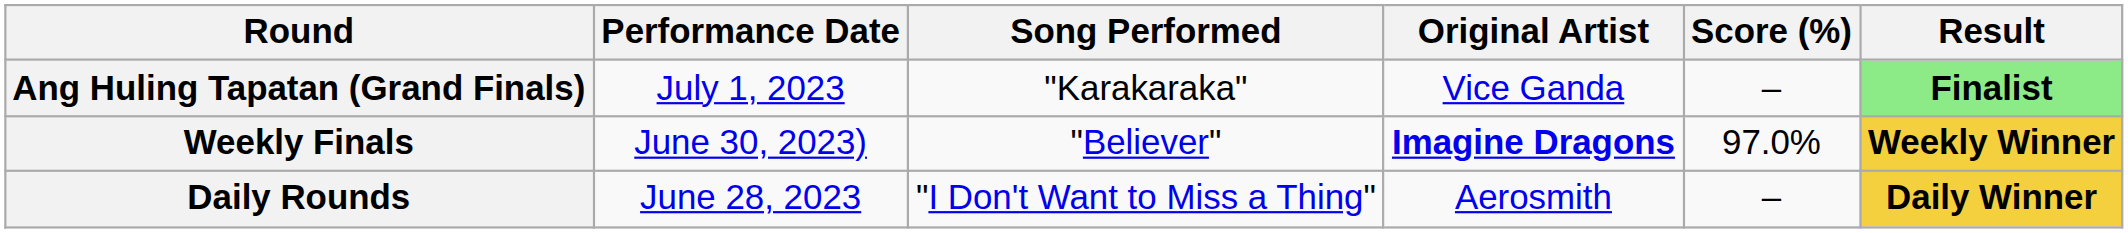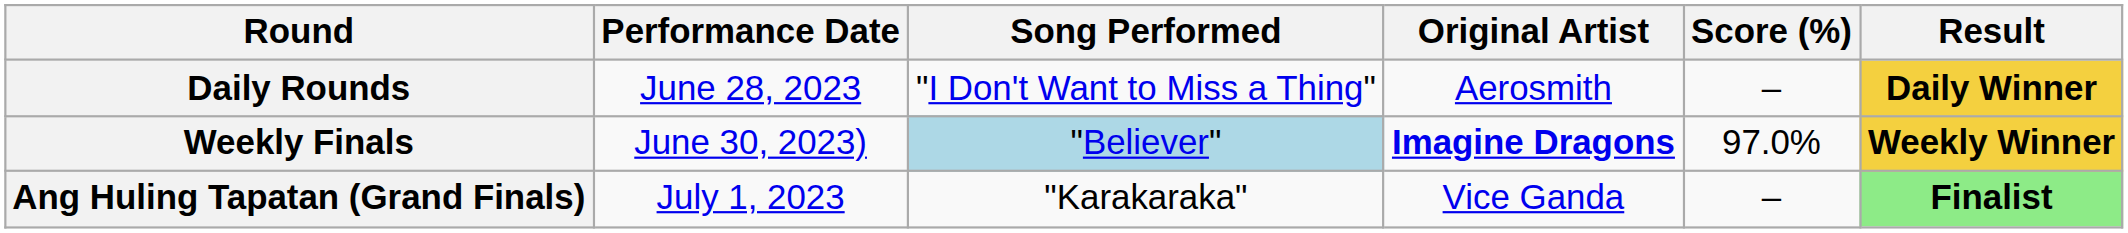rows swapped: (299, 198) <-> (299, 87)
(1146, 142) no background -> (1146, 142) lightblue background
